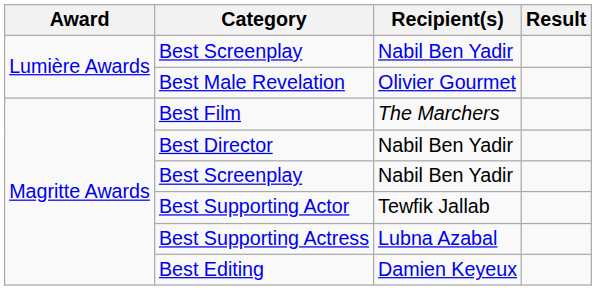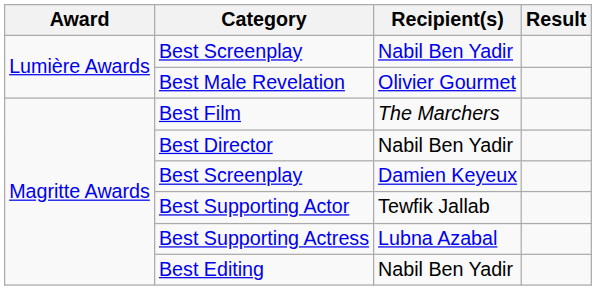(446, 176) Nabil Ben Yadir -> (448, 176) Damien Keyeux
(448, 269) Damien Keyeux -> (446, 269) Nabil Ben Yadir
